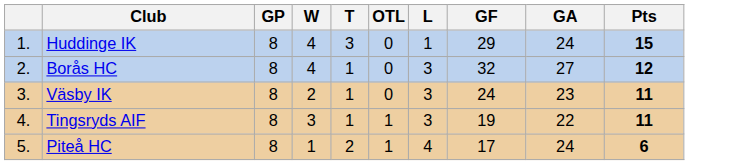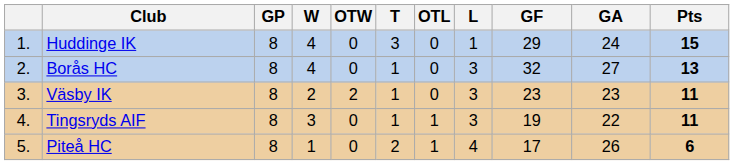+ column: (353, 17)
(644, 69) 12 -> (690, 69) 13
(486, 95) 24 -> (532, 95) 23
(565, 146) 24 -> (611, 146) 26
